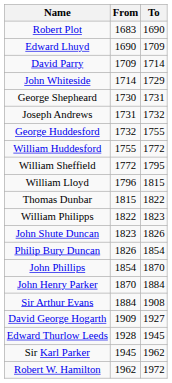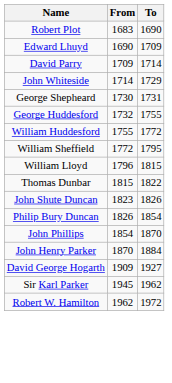- row: (57, 115)
- row: (57, 217)
- row: (57, 302)
- row: (57, 336)
